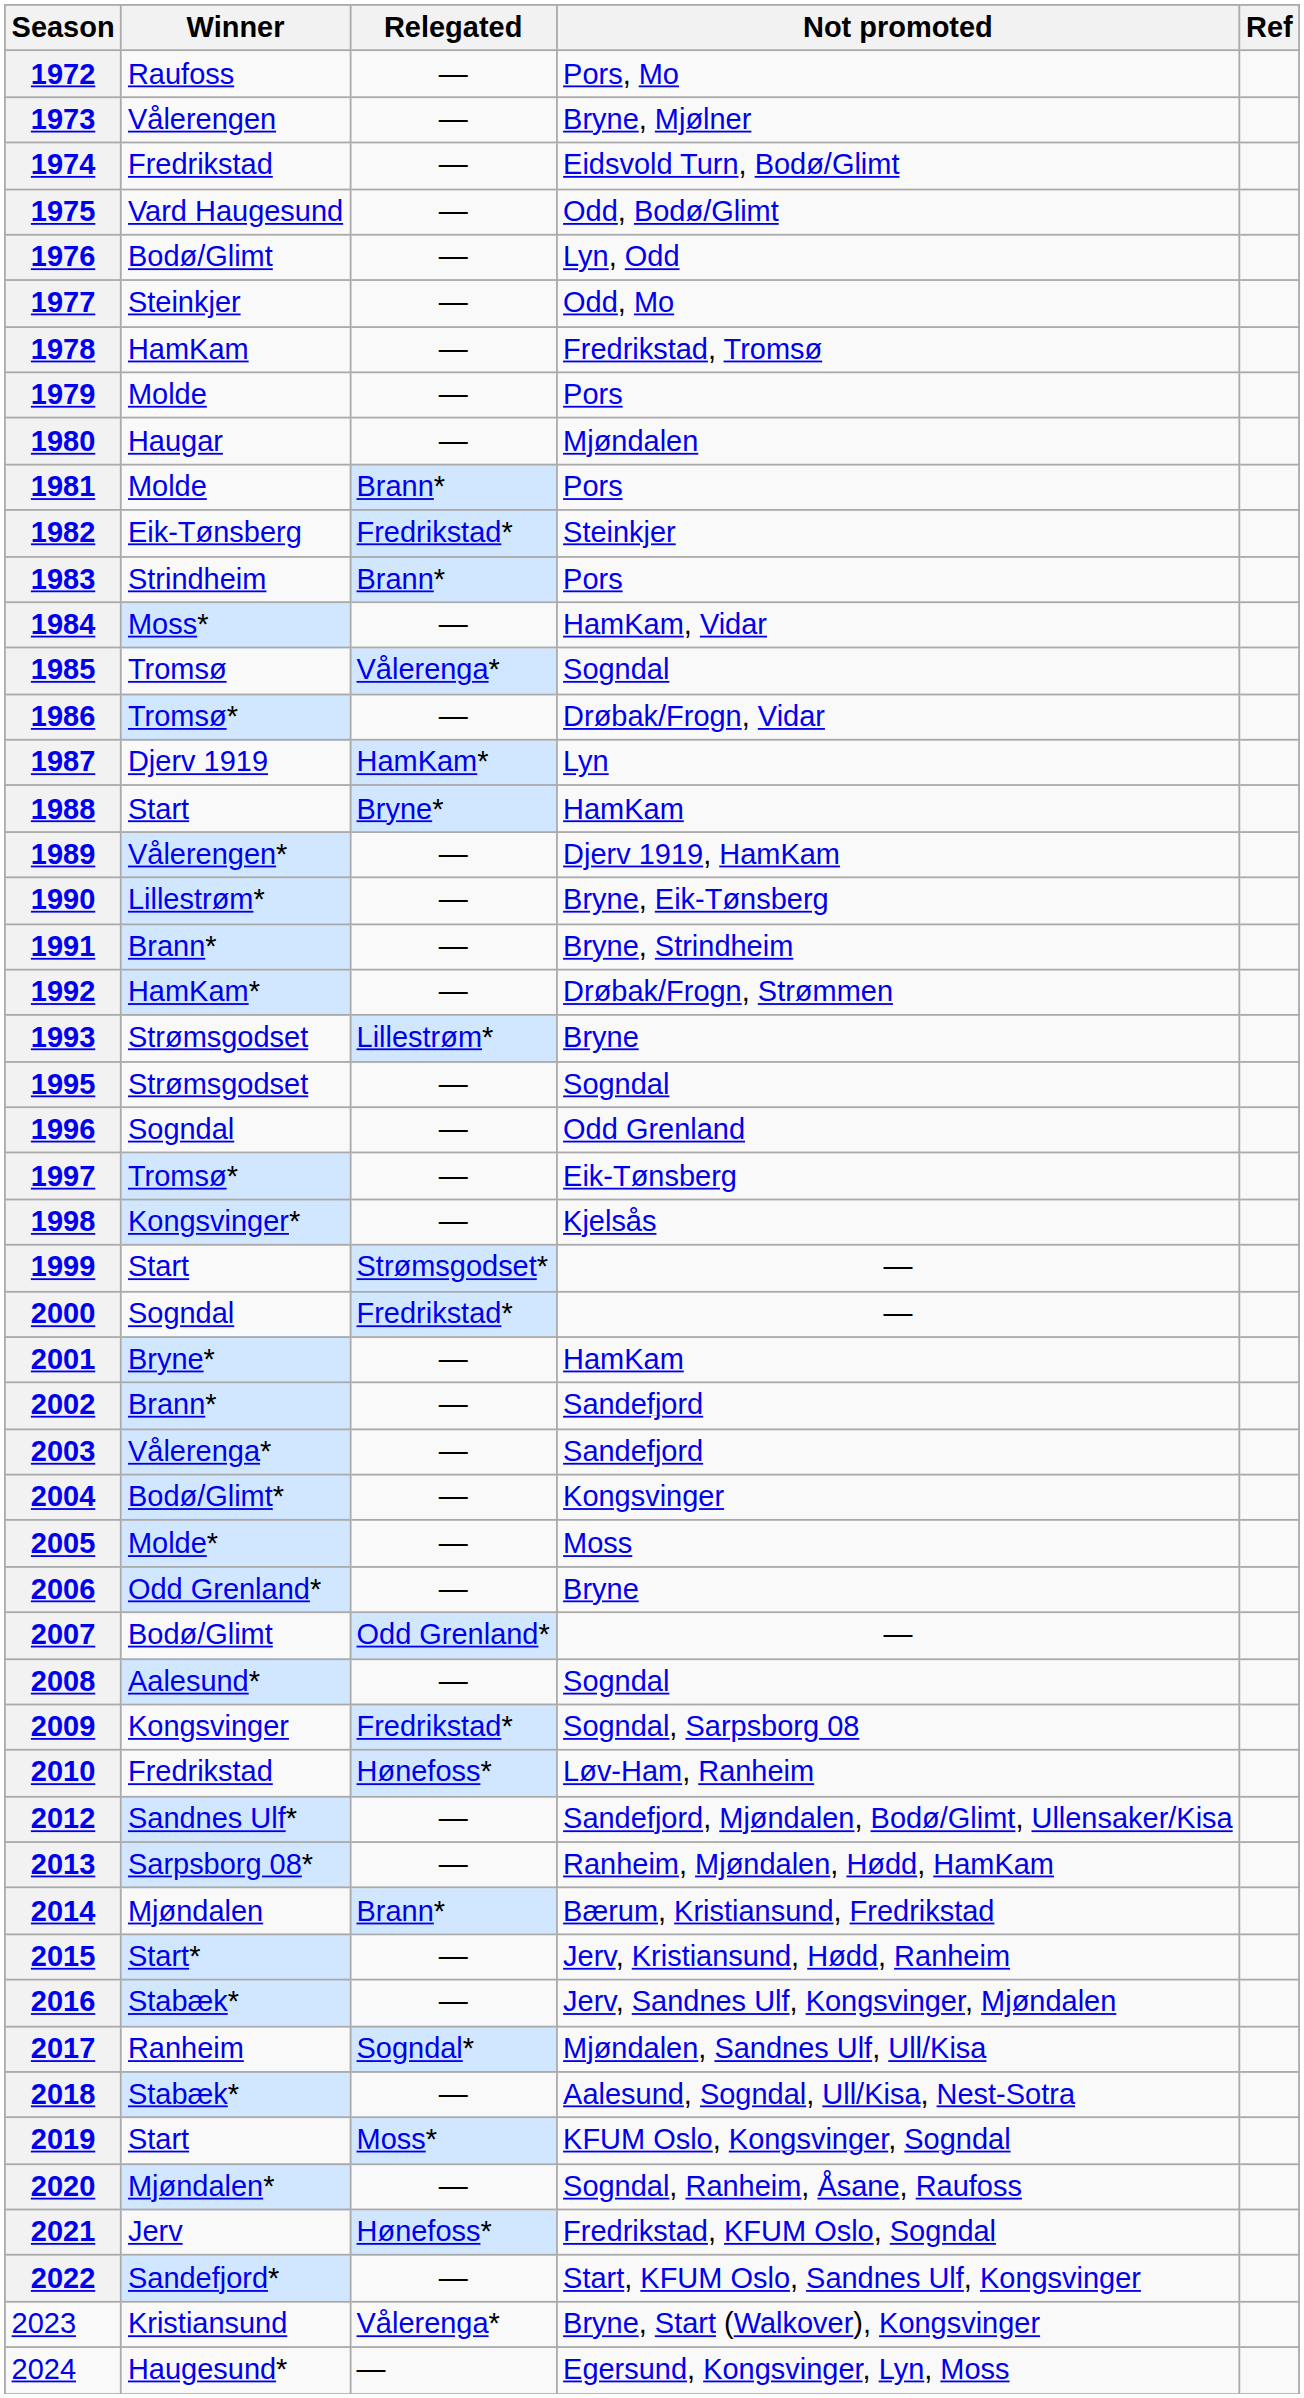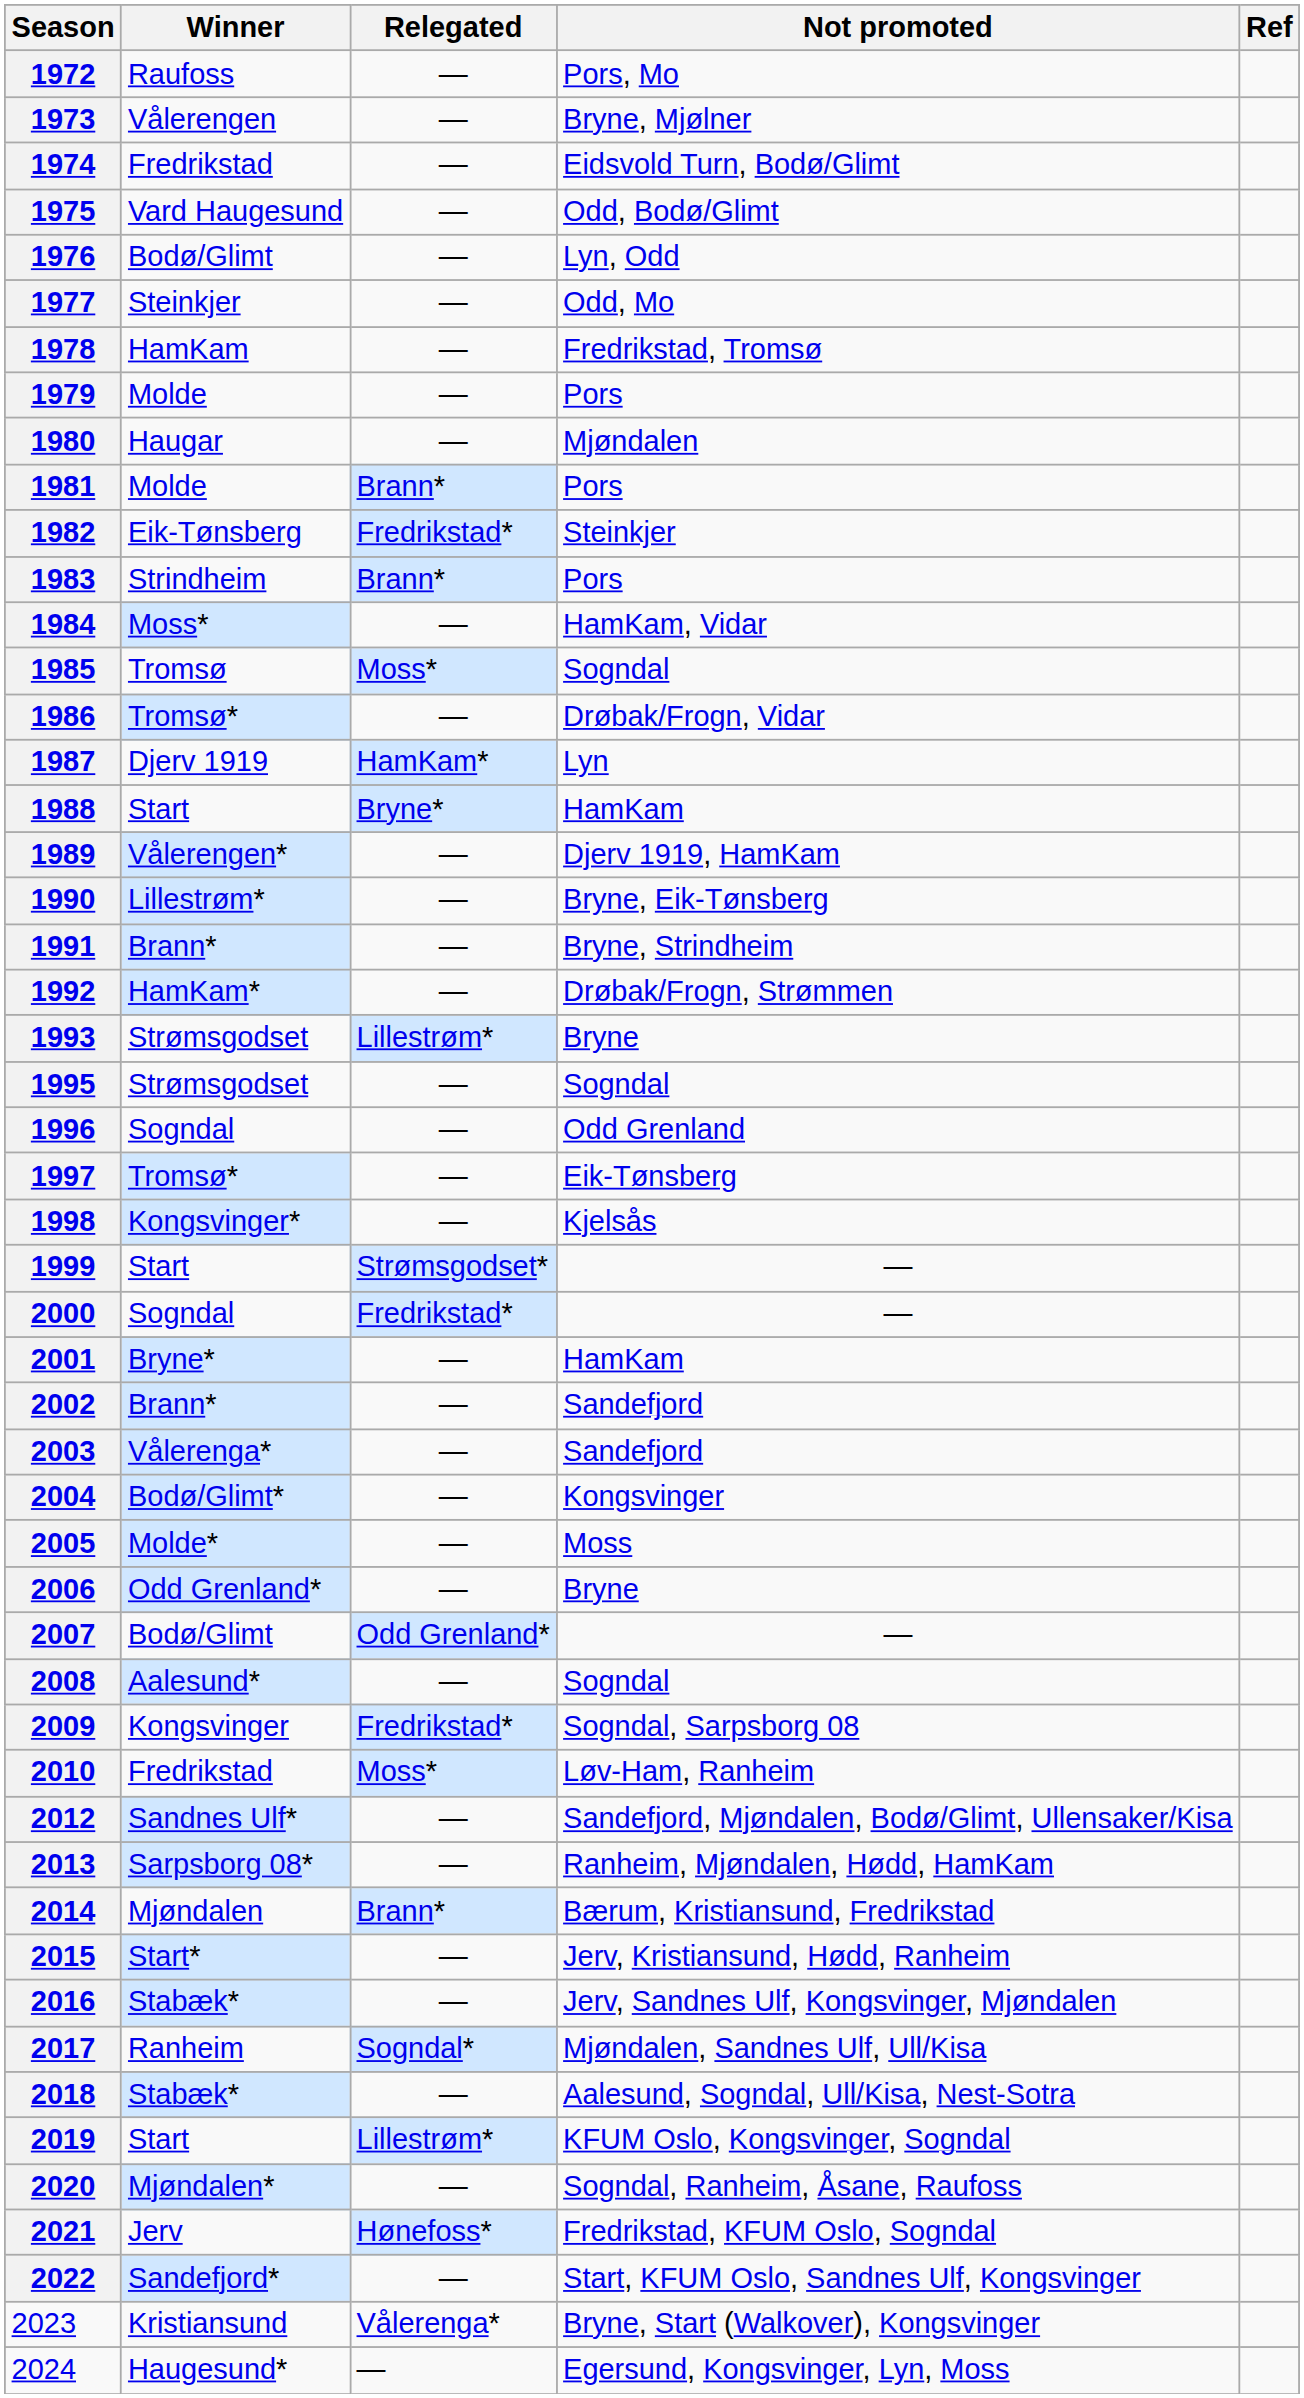(428, 670) Vålerenga* -> (397, 670) Moss*
(424, 1772) Hønefoss* -> (397, 1772) Moss*
(397, 2140) Moss* -> (425, 2140) Lillestrøm*
